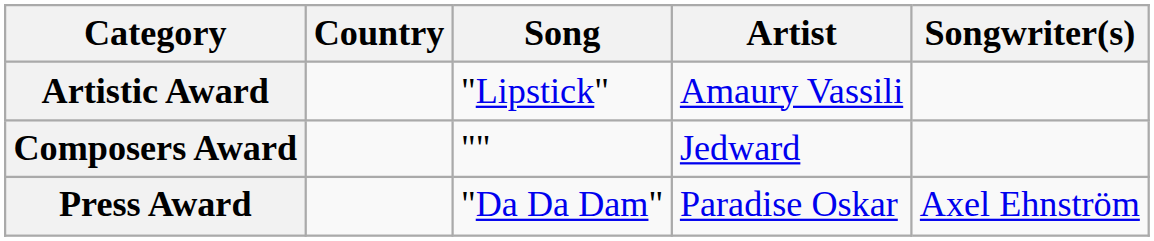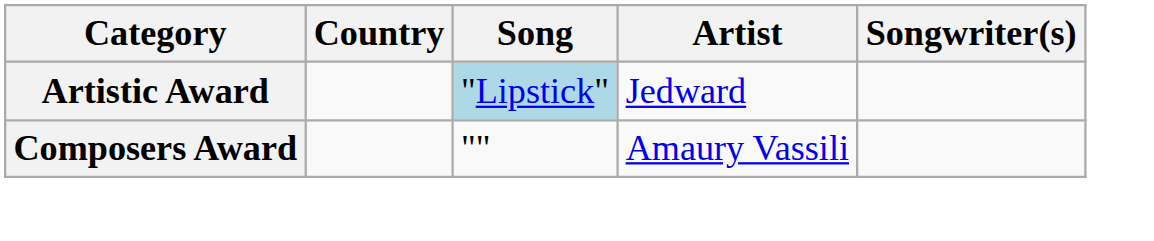(535, 90) no background -> (535, 90) lightblue background
(792, 90) Amaury Vassili -> (686, 90) Jedward
(740, 147) Jedward -> (737, 147) Amaury Vassili
- row: (155, 205)
